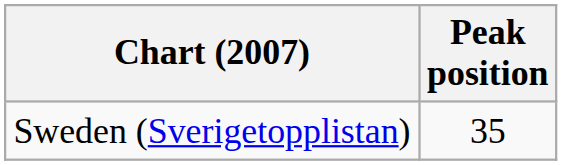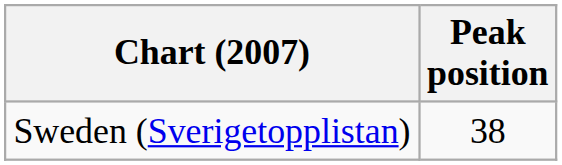(488, 130) 35 -> (488, 130) 38
